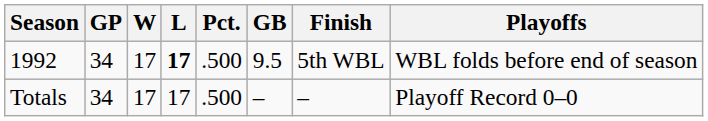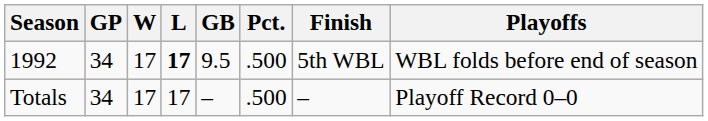columns swapped: (222, 23) <-> (270, 23)
